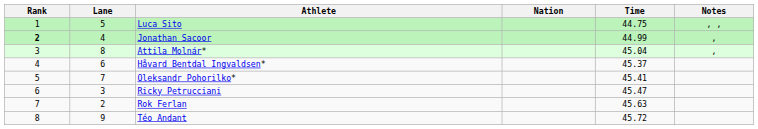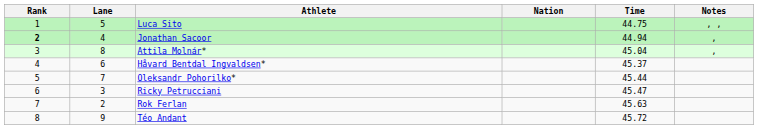(635, 38) 44.99 -> (635, 38) 44.94
(635, 78) 45.41 -> (635, 78) 45.44
